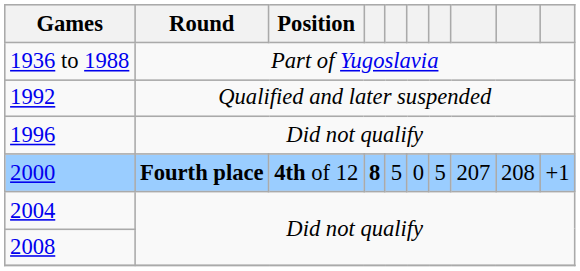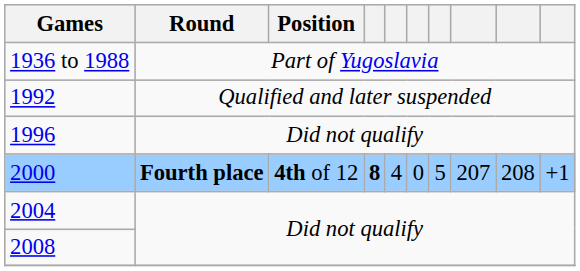(396, 172) 5 -> (396, 172) 4
